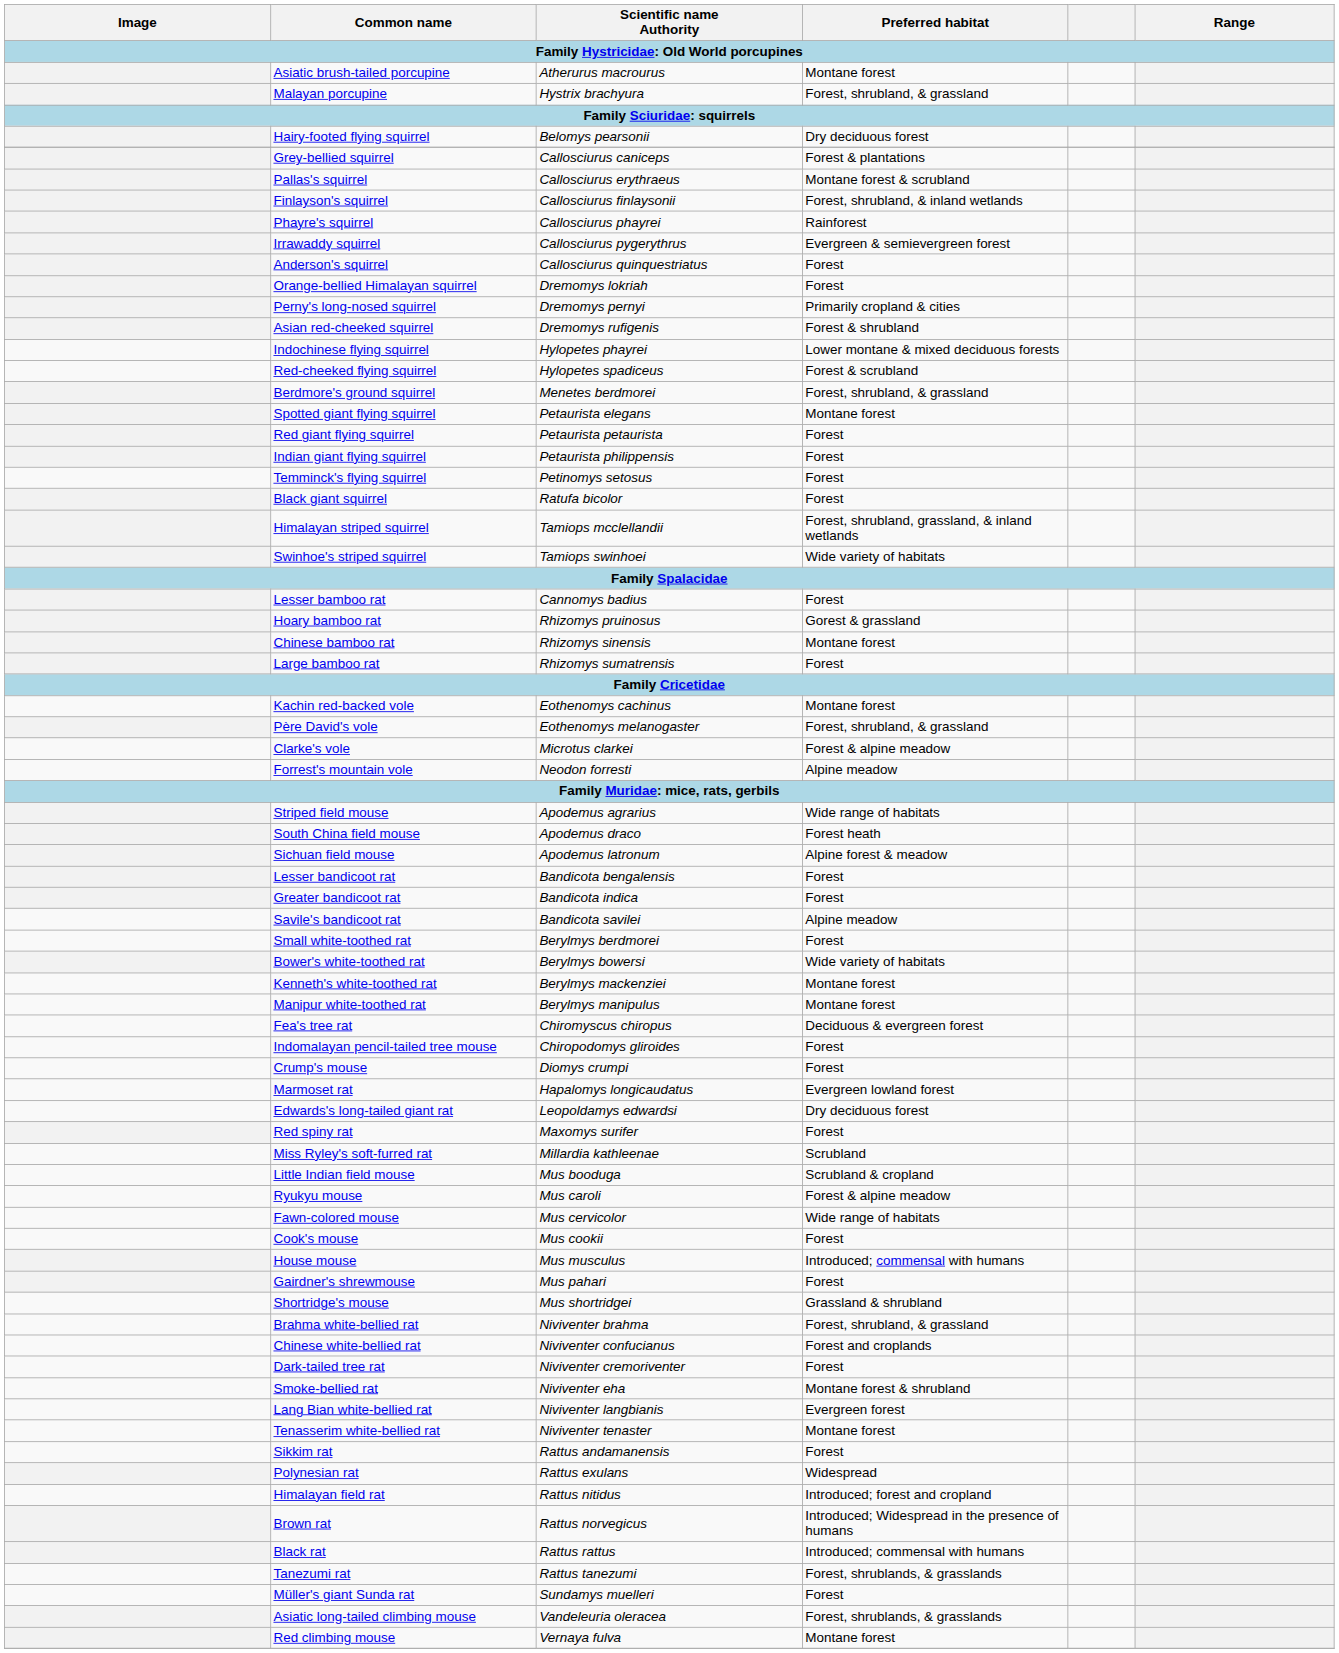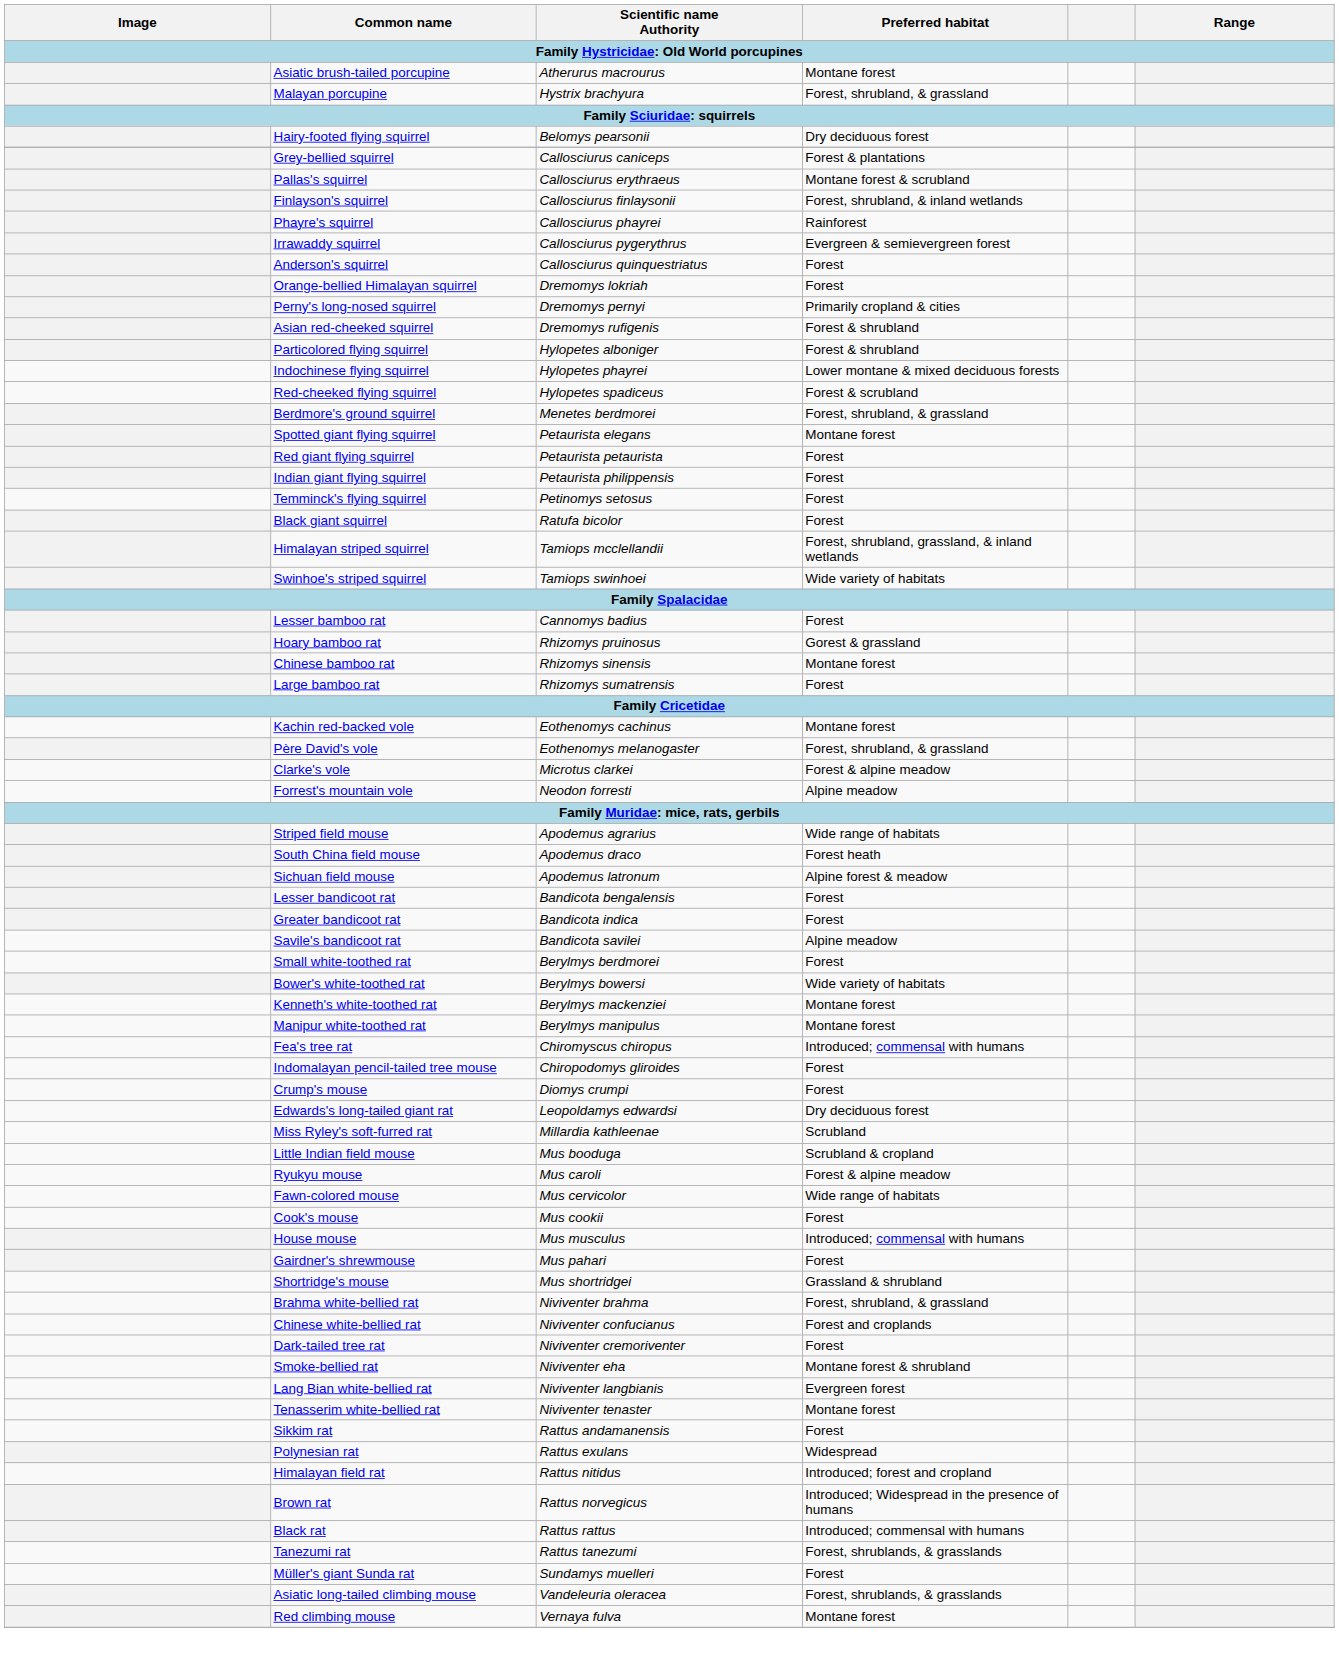+ row: (351, 350)
(894, 1025) Deciduous & evergreen forest -> (915, 1047) Introduced; commensal with humans
- row: (313, 1089)
- row: (313, 1132)
